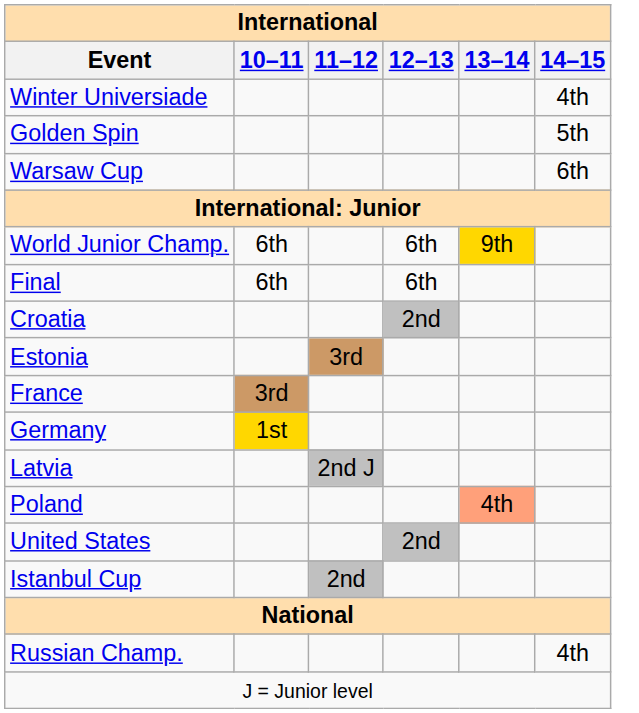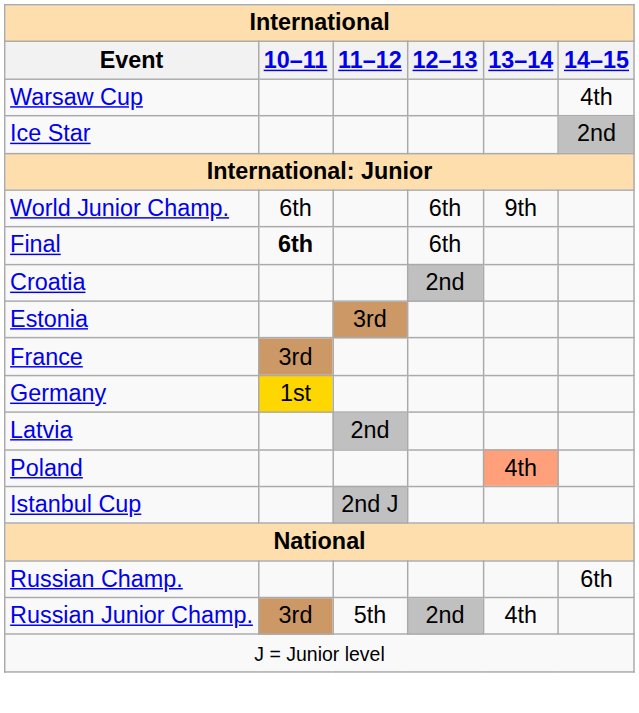- row: (109, 97)
- row: (74, 134)
(573, 171) 6th -> (597, 97) 4th
+ row: (50, 134)
(497, 245) gold background -> (521, 208) no background
(272, 282) normal -> (295, 245) bold
(346, 467) 2nd J -> (370, 430) 2nd
- row: (80, 541)
(346, 578) 2nd -> (370, 504) 2nd J
(573, 652) 4th -> (597, 578) 6th
+ row: (132, 615)
